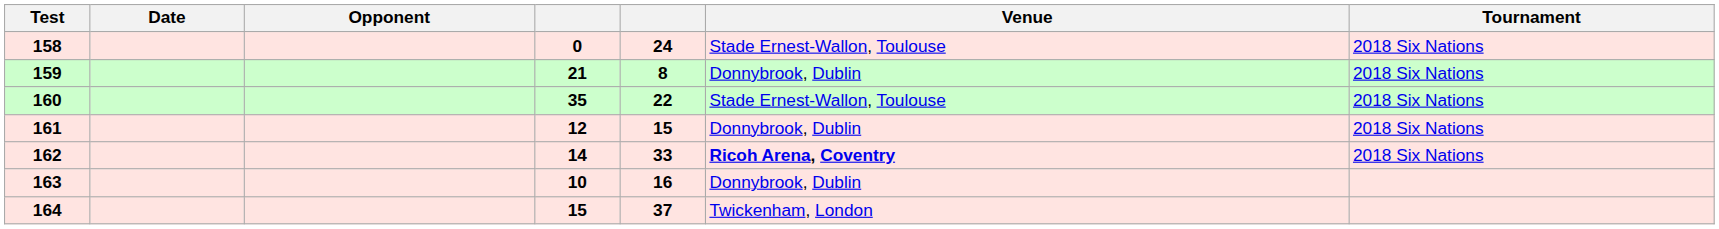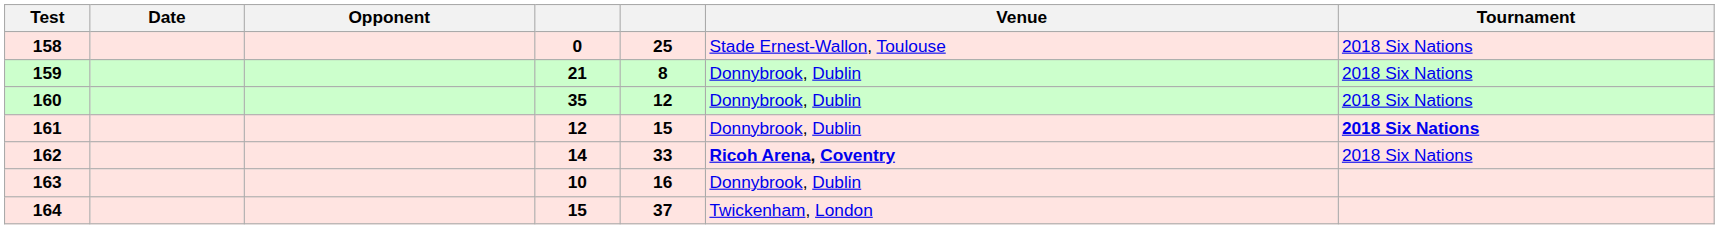(663, 45) 24 -> (663, 45) 25
(663, 100) 22 -> (663, 100) 12
(828, 100) Stade Ernest-Wallon, Toulouse -> (785, 100) Donnybrook, Dublin
(1418, 127) normal -> (1411, 127) bold
